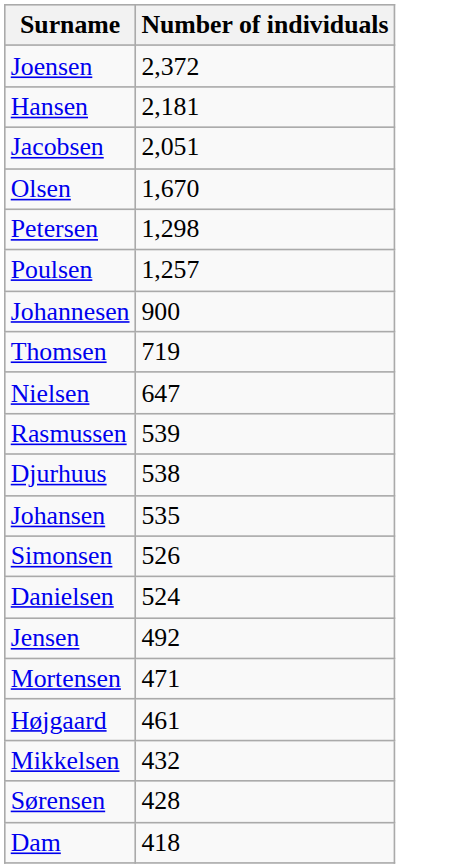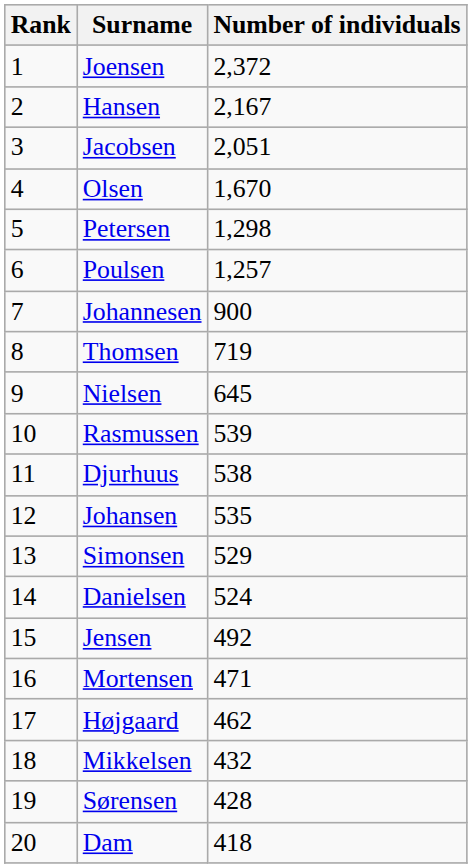+ column: (41, 24)
(170, 106) 2,181 -> (242, 106) 2,167
(161, 392) 647 -> (233, 392) 645
(161, 556) 526 -> (233, 556) 529
(161, 719) 461 -> (233, 719) 462
